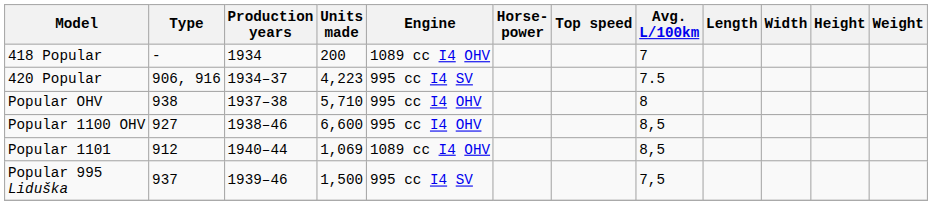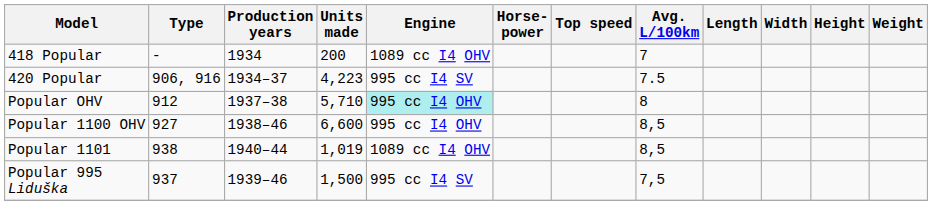(165, 103) 938 -> (165, 103) 912
(426, 103) no background -> (426, 103) paleturquoise background
(165, 149) 912 -> (165, 149) 938
(342, 149) 1,069 -> (342, 149) 1,019
